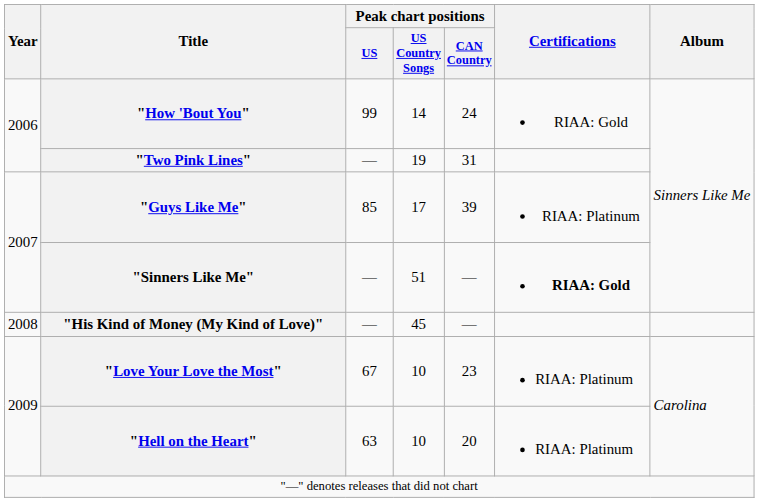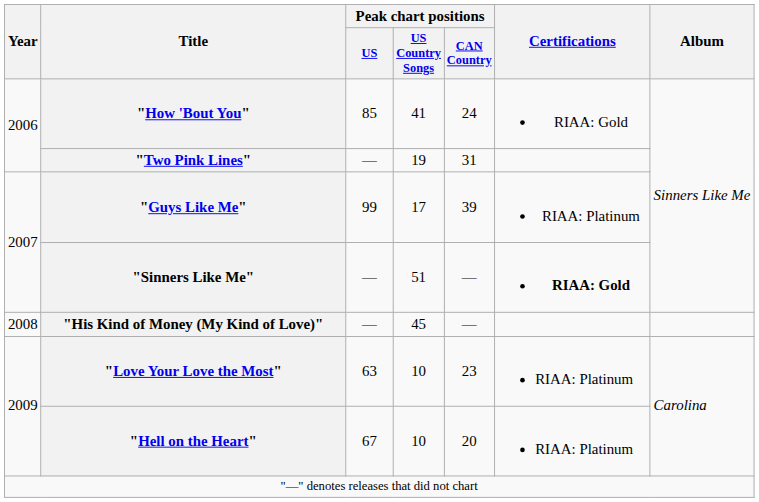(369, 113) 99 -> (369, 113) 85
(419, 113) 14 -> (419, 113) 41
(369, 207) 85 -> (369, 207) 99
(369, 371) 67 -> (369, 371) 63
(369, 441) 63 -> (369, 441) 67
